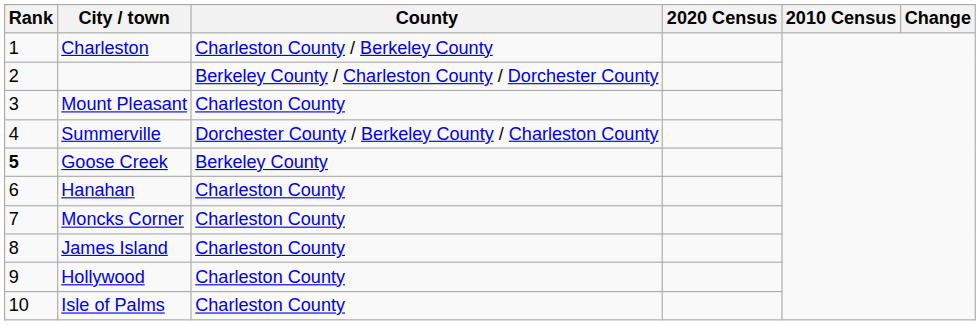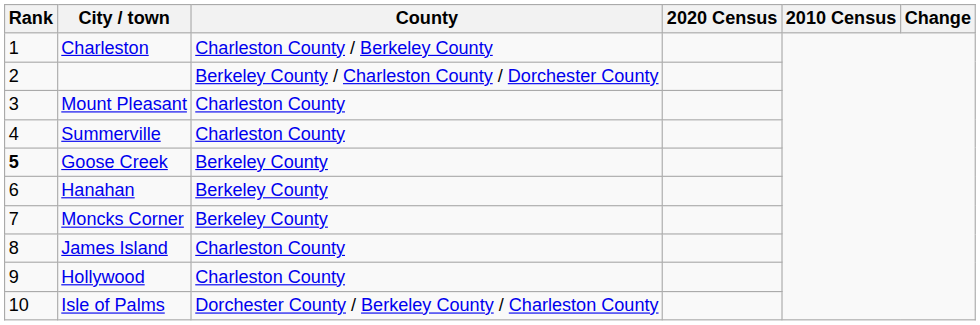(427, 133) Dorchester County / Berkeley County / Charleston County -> (270, 133) Charleston County
(270, 190) Charleston County -> (262, 190) Berkeley County
(270, 219) Charleston County -> (262, 219) Berkeley County
(270, 305) Charleston County -> (427, 305) Dorchester County / Berkeley County / Charleston County
